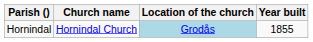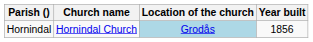(282, 29) 1855 -> (282, 29) 1856
